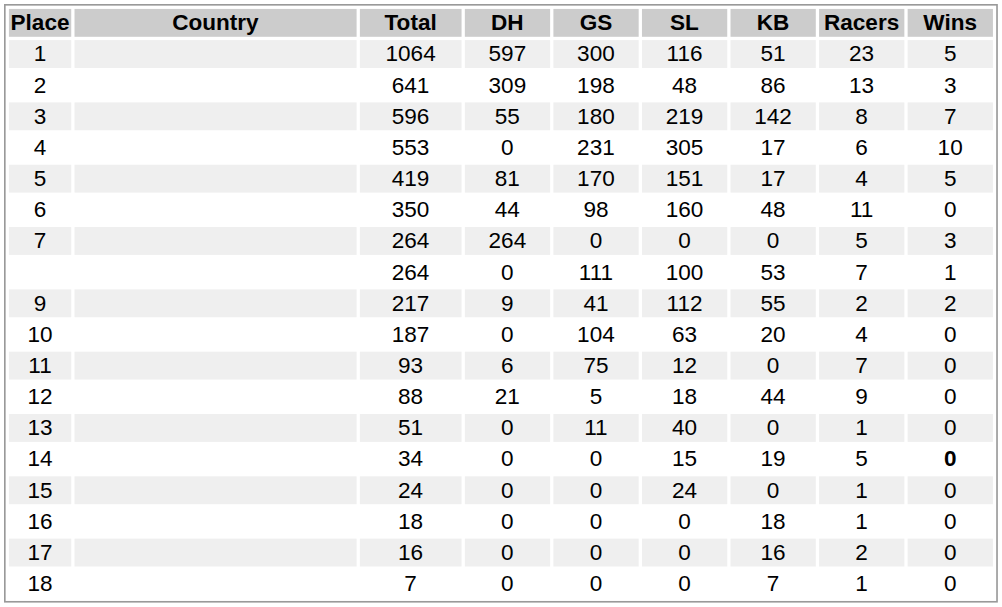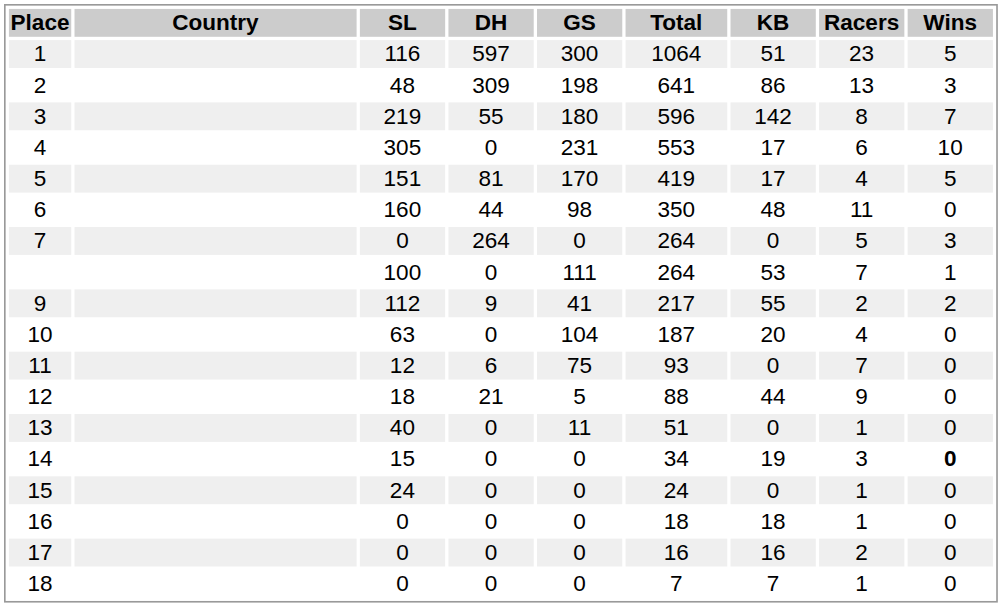columns swapped: (411, 23) <-> (684, 23)
(862, 459) 5 -> (862, 459) 3
